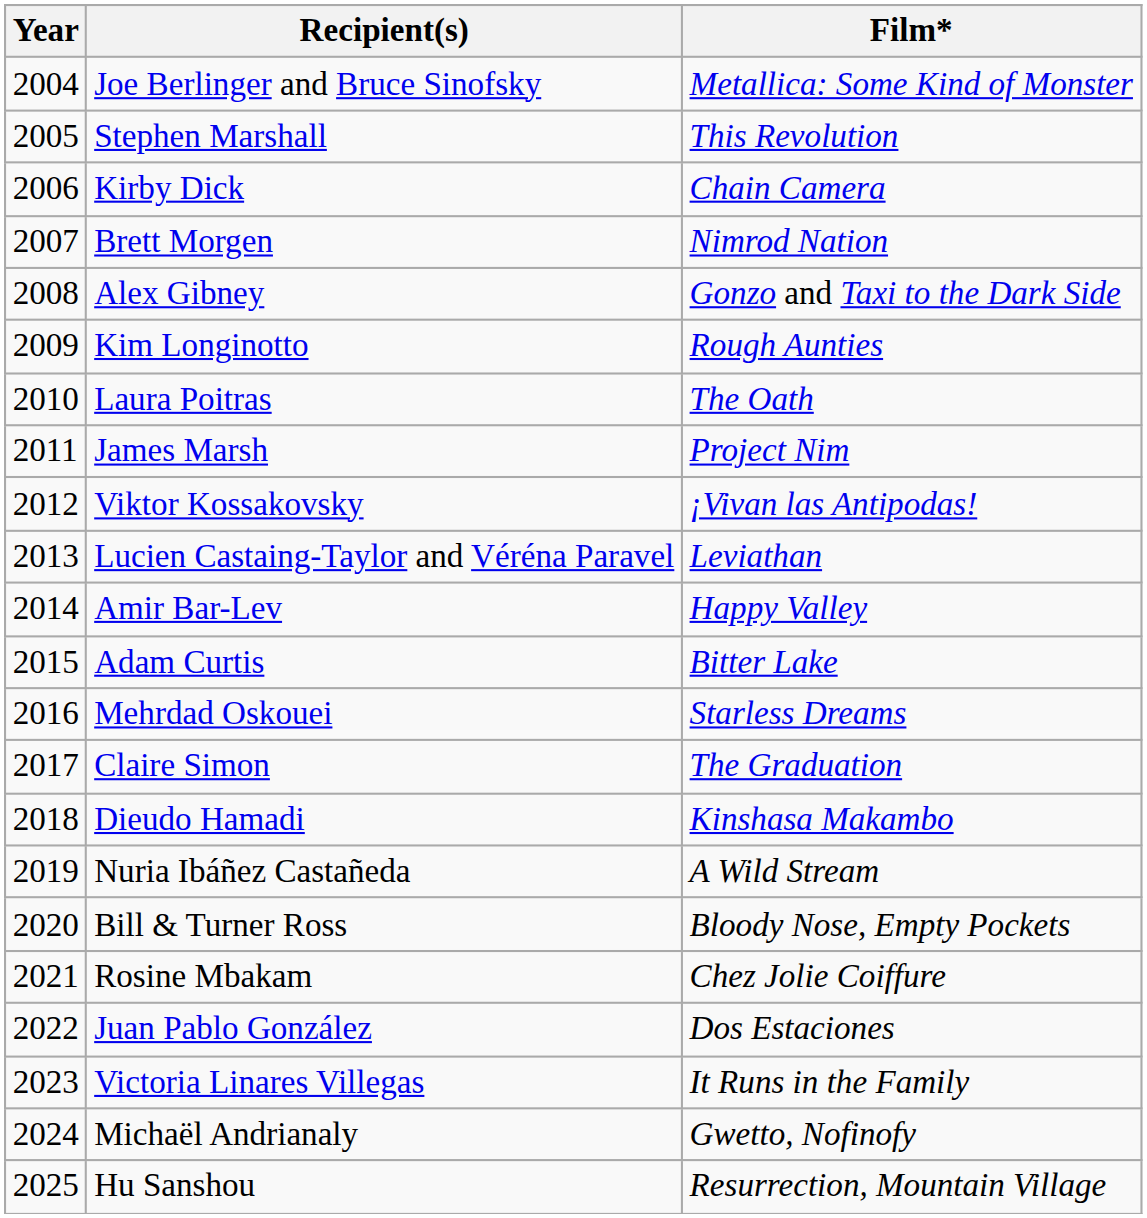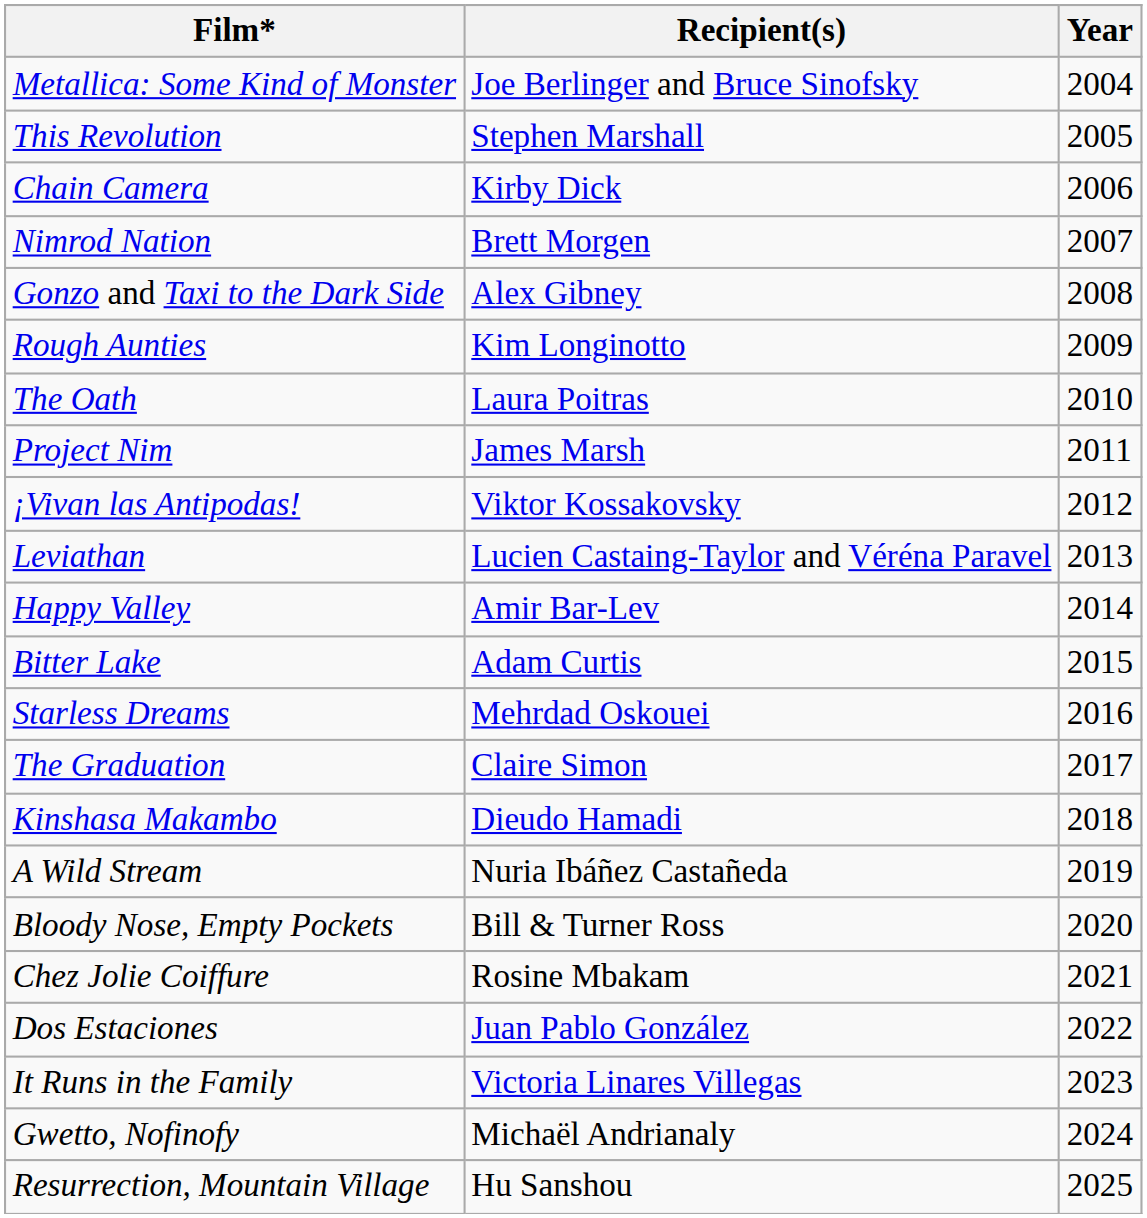columns swapped: (46, 30) <-> (911, 30)
